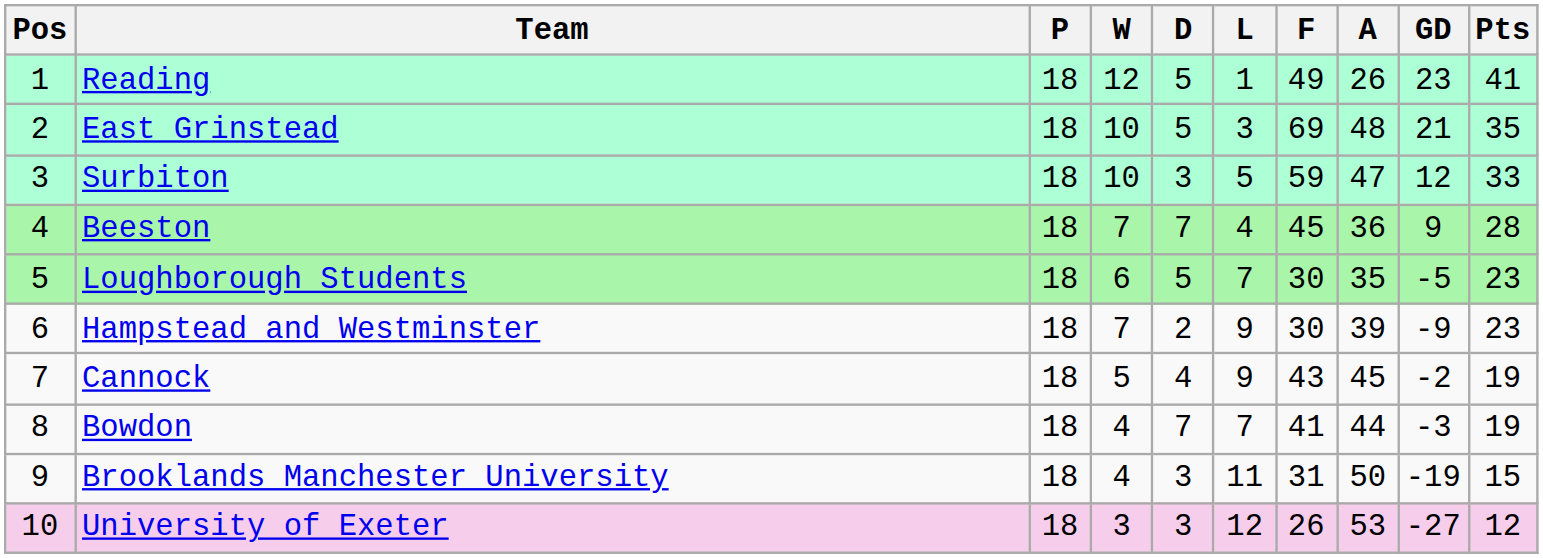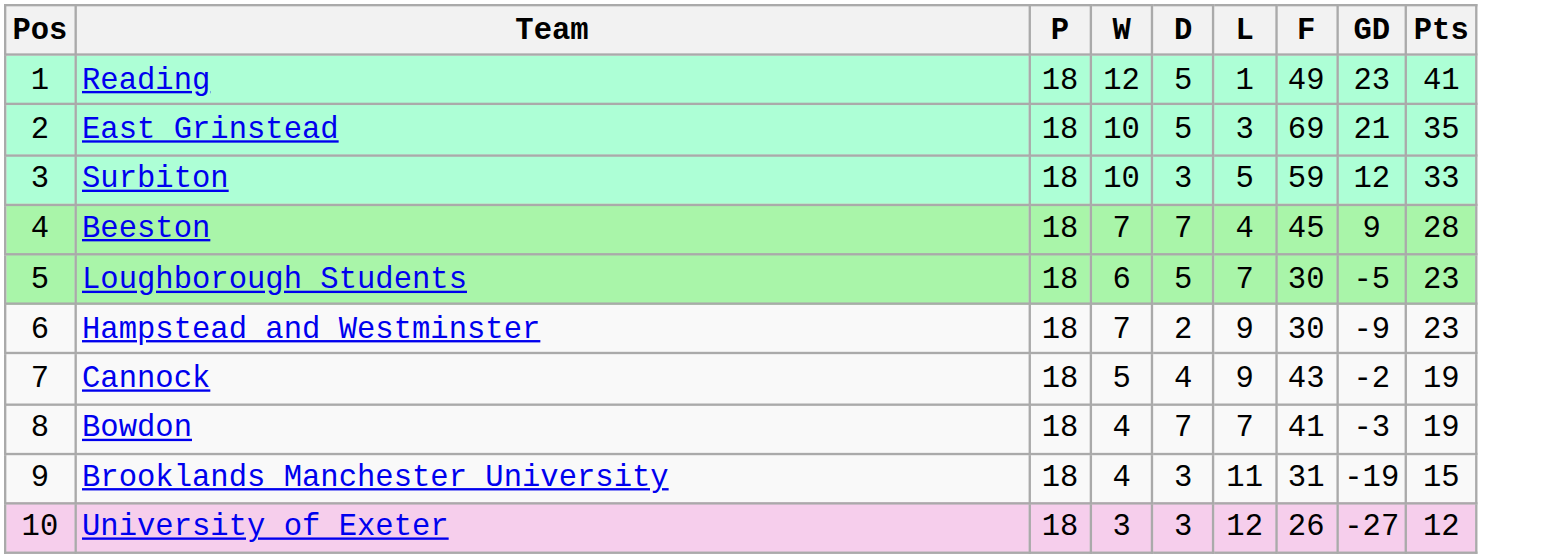- column: (1368, 30)
